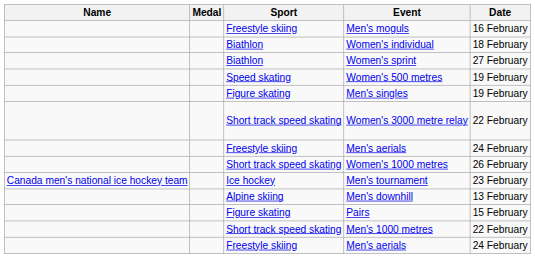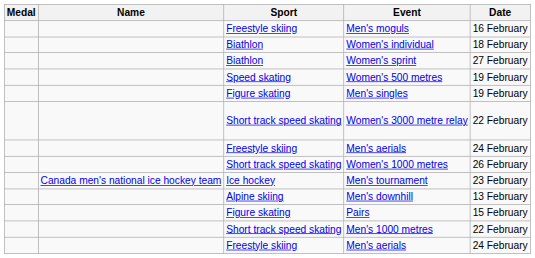columns swapped: (207, 13) <-> (97, 13)
